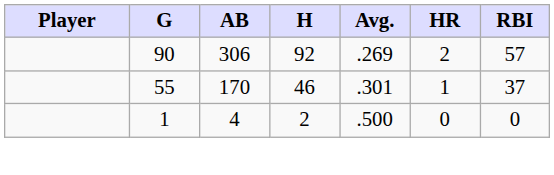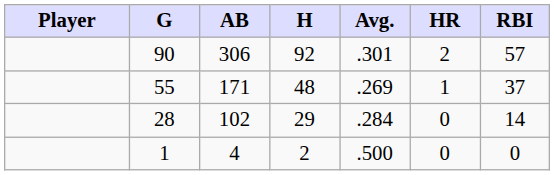(375, 53) .269 -> (375, 53) .301
(234, 86) 170 -> (234, 86) 171
(305, 86) 46 -> (305, 86) 48
(375, 86) .301 -> (375, 86) .269
+ row: (164, 119)
